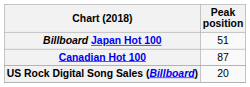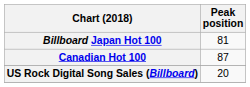(223, 40) 51 -> (223, 40) 81
